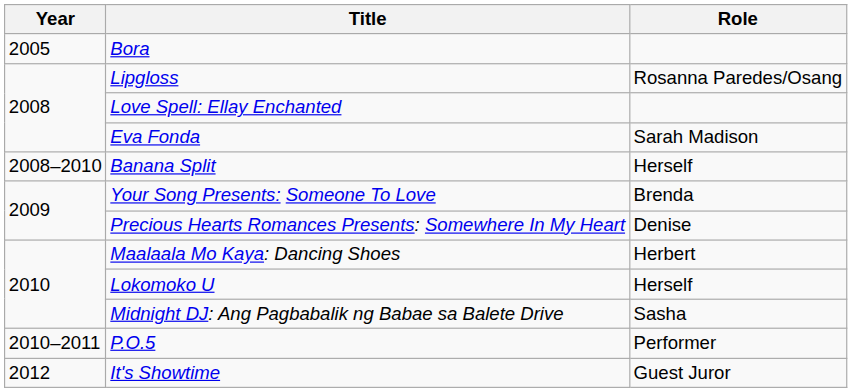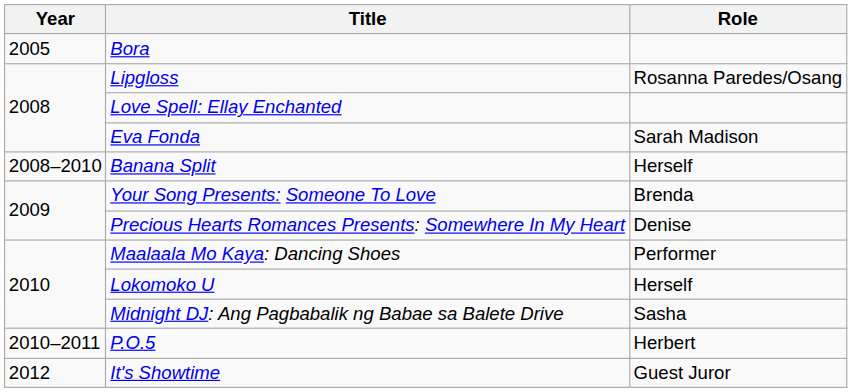(665, 254) Herbert -> (675, 254) Performer
(675, 343) Performer -> (665, 343) Herbert
